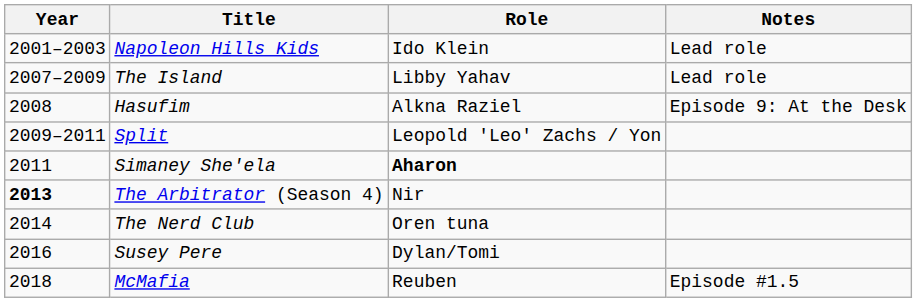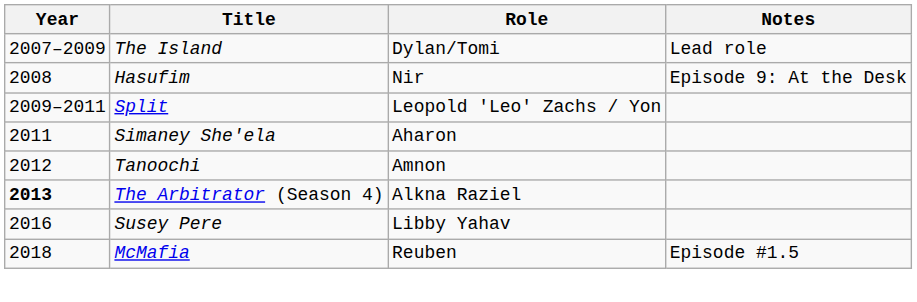- row: (217, 49)
(451, 78) Libby Yahav -> (446, 49) Dylan/Tomi
(457, 107) Alkna Raziel -> (408, 78) Nir
(424, 166) bold -> (424, 136) normal
+ row: (157, 166)
(408, 195) Nir -> (457, 195) Alkna Raziel
- row: (184, 224)
(446, 253) Dylan/Tomi -> (451, 224) Libby Yahav
